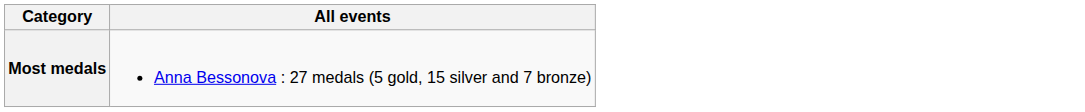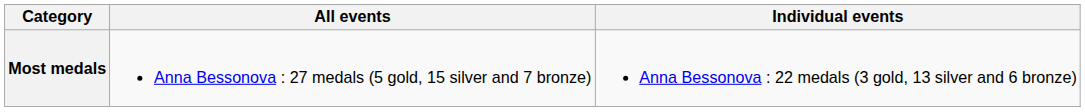+ column: (838, 17)
